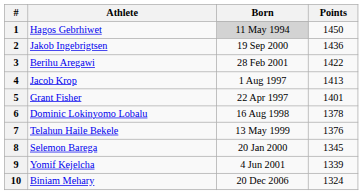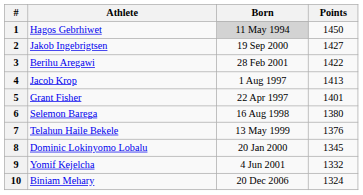(333, 47) 1436 -> (333, 47) 1427
(89, 114) Dominic Lokinyomo Lobalu -> (64, 114) Selemon Barega
(333, 114) 1378 -> (333, 114) 1380
(64, 148) Selemon Barega -> (89, 148) Dominic Lokinyomo Lobalu
(333, 165) 1339 -> (333, 165) 1332
